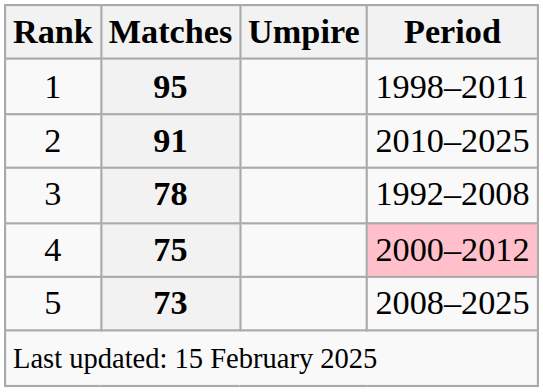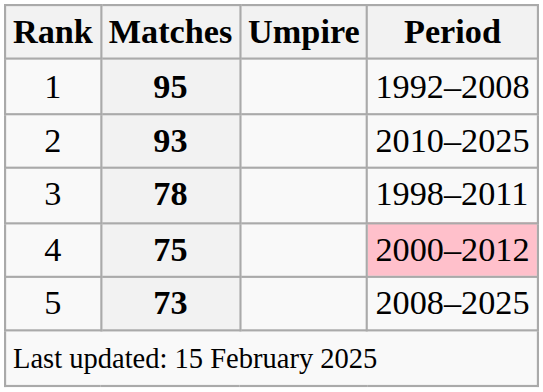(452, 85) 1998–2011 -> (452, 85) 1992–2008
(170, 140) 91 -> (170, 140) 93
(452, 194) 1992–2008 -> (452, 194) 1998–2011
